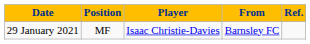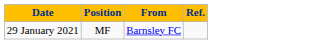- column: (173, 13)
